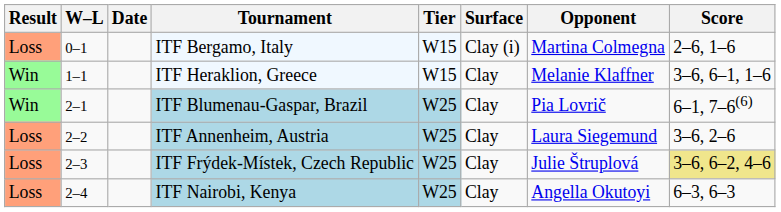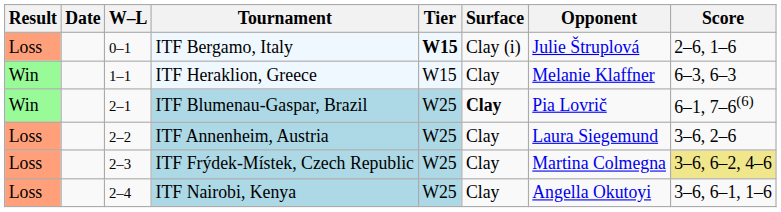columns swapped: (84, 18) <-> (130, 18)
(439, 46) normal -> (440, 46) bold
(598, 46) Martina Colmegna -> (586, 46) Julie Štruplová
(722, 74) 3–6, 6–1, 1–6 -> (705, 74) 6–3, 6–3
(482, 105) normal -> (484, 105) bold
(585, 164) Julie Štruplová -> (599, 164) Martina Colmegna
(704, 192) 6–3, 6–3 -> (723, 192) 3–6, 6–1, 1–6
